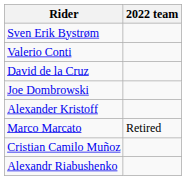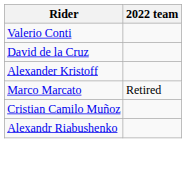- row: (53, 33)
- row: (48, 90)
